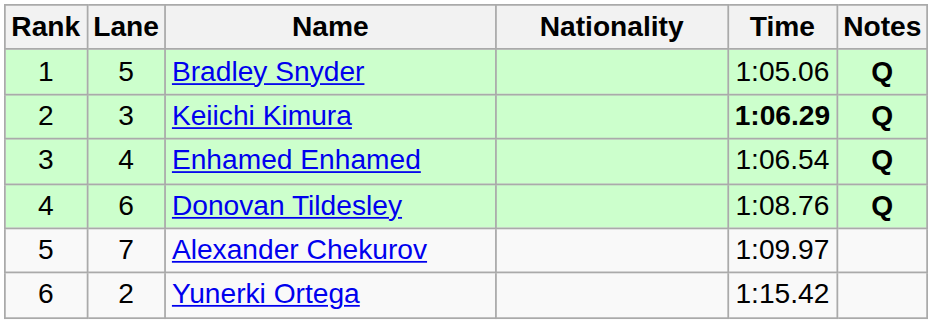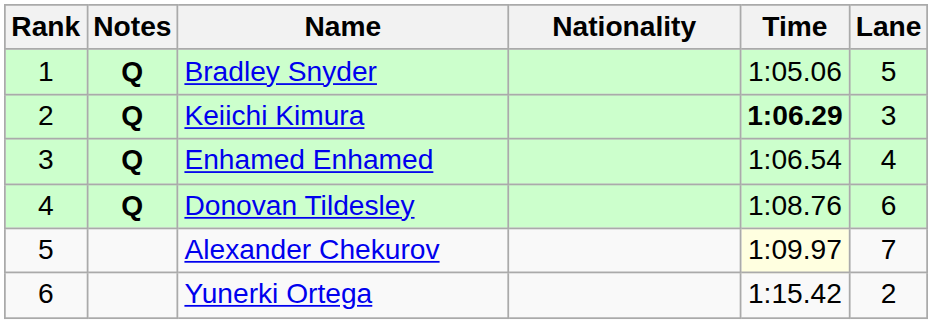columns swapped: (126, 26) <-> (882, 26)
(782, 250) no background -> (795, 250) lightyellow background
